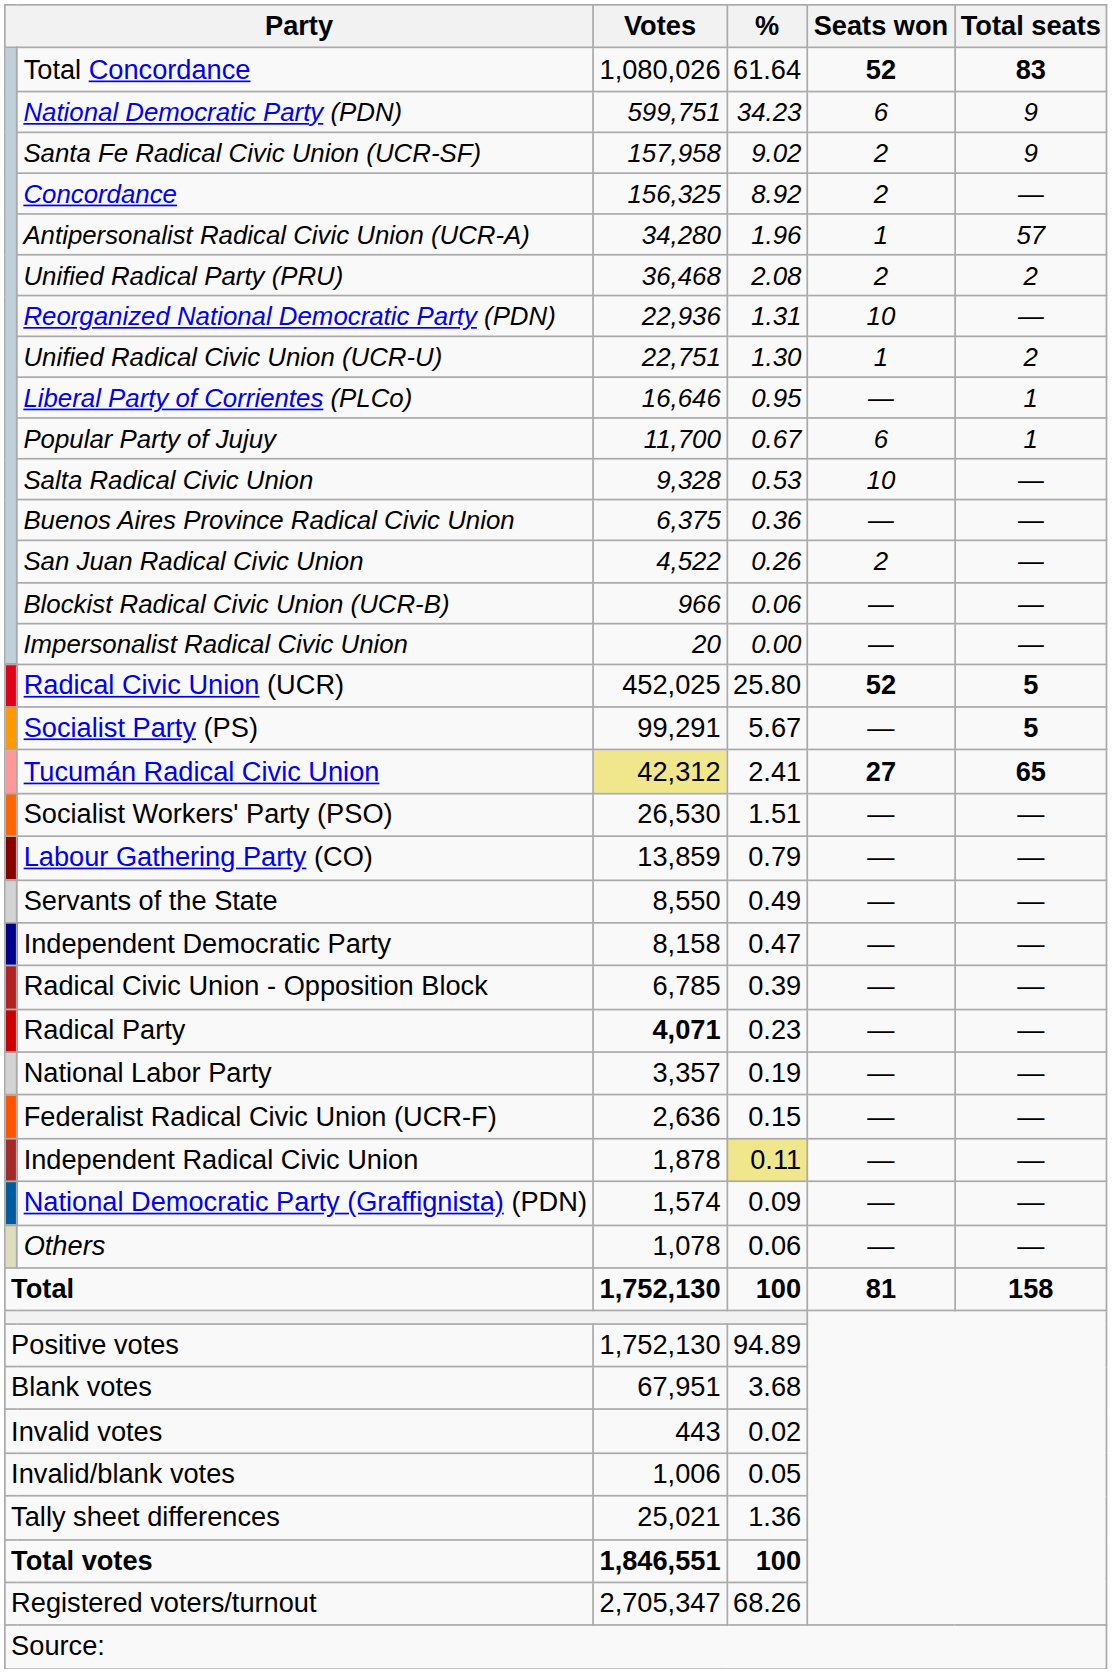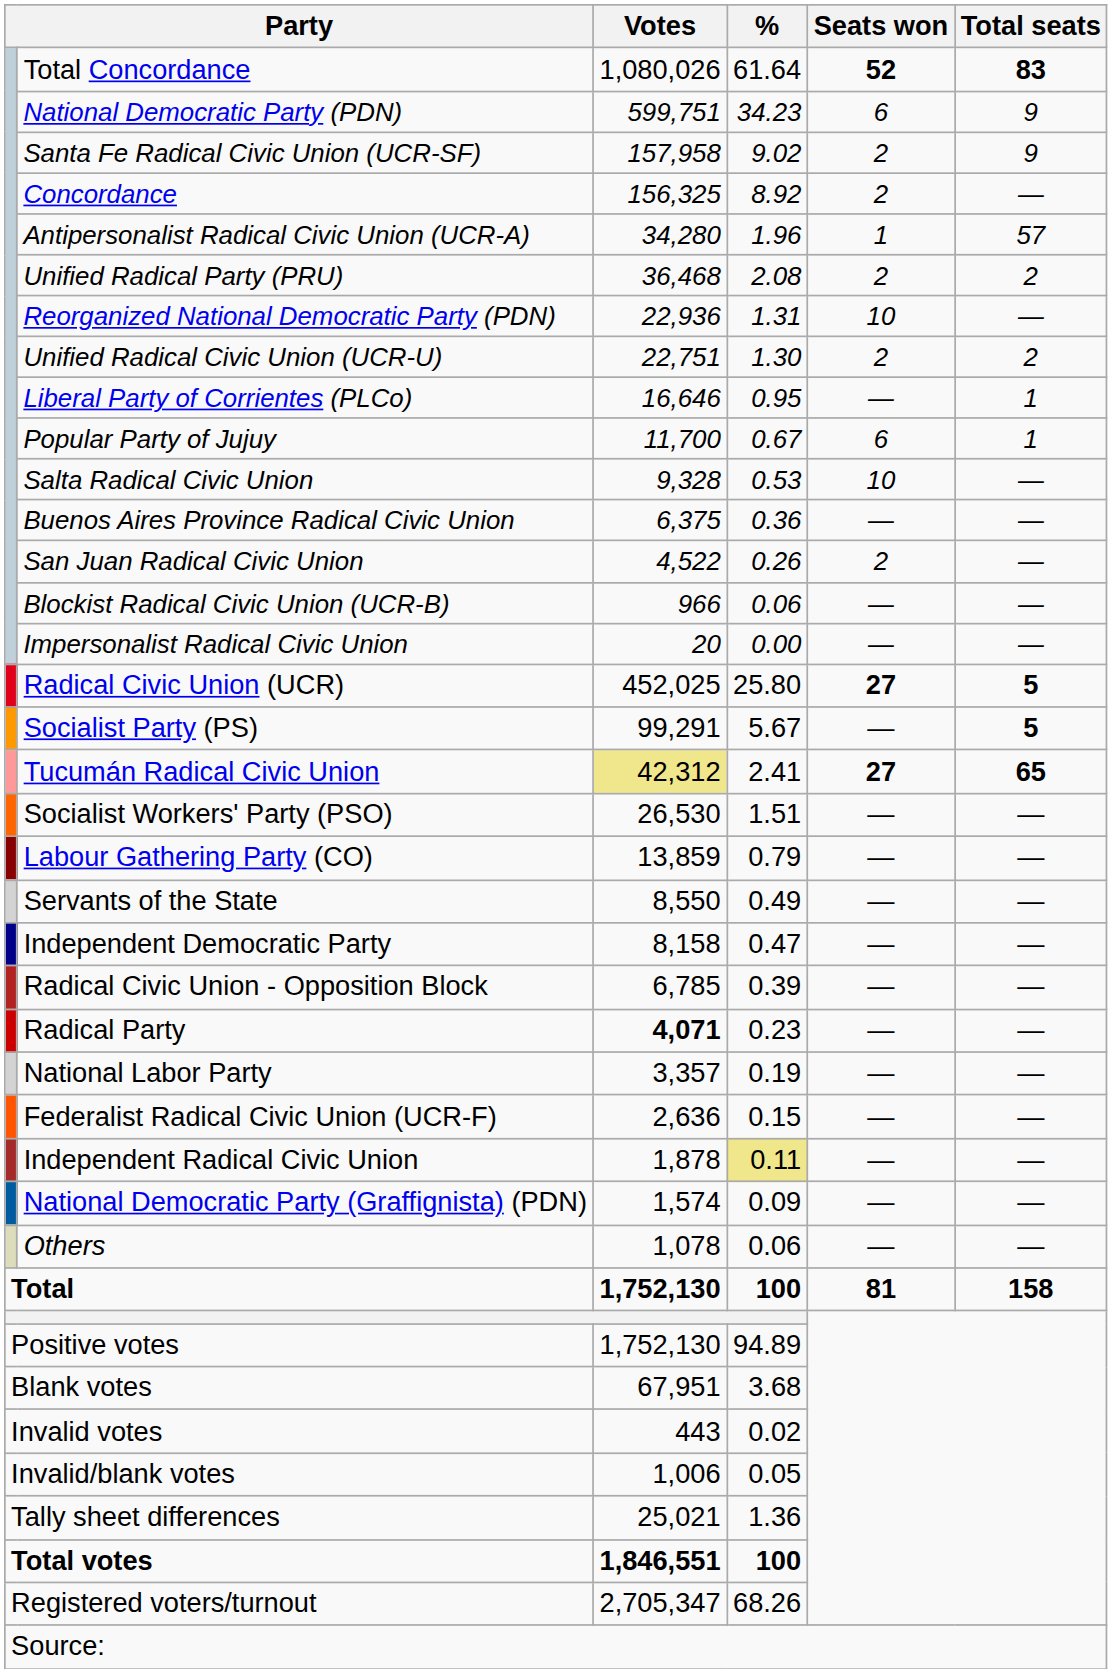(881, 357) 1 -> (881, 357) 2
(881, 685) 52 -> (881, 685) 27
